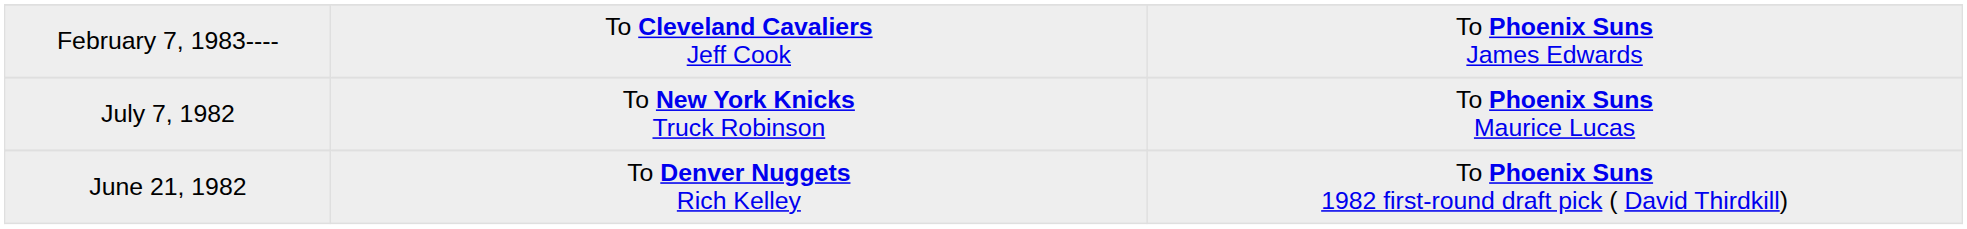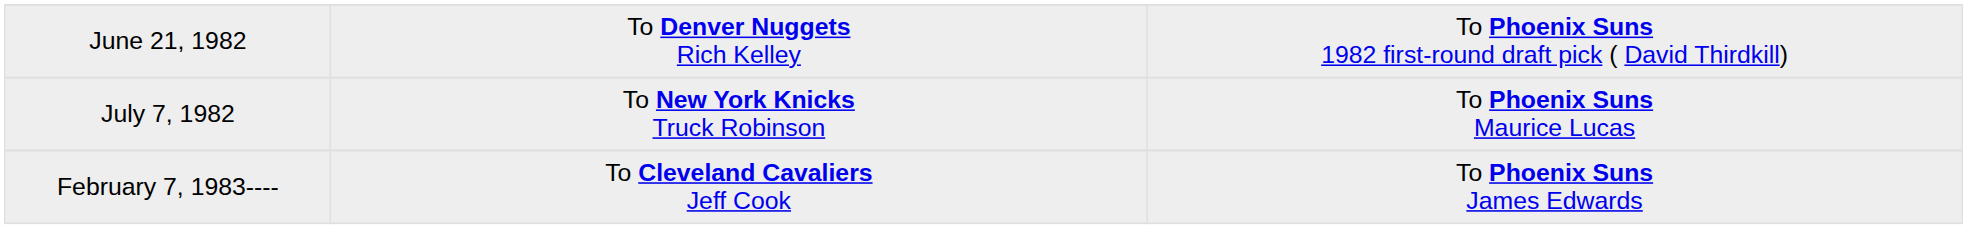rows swapped: (168, 186) <-> (168, 40)
